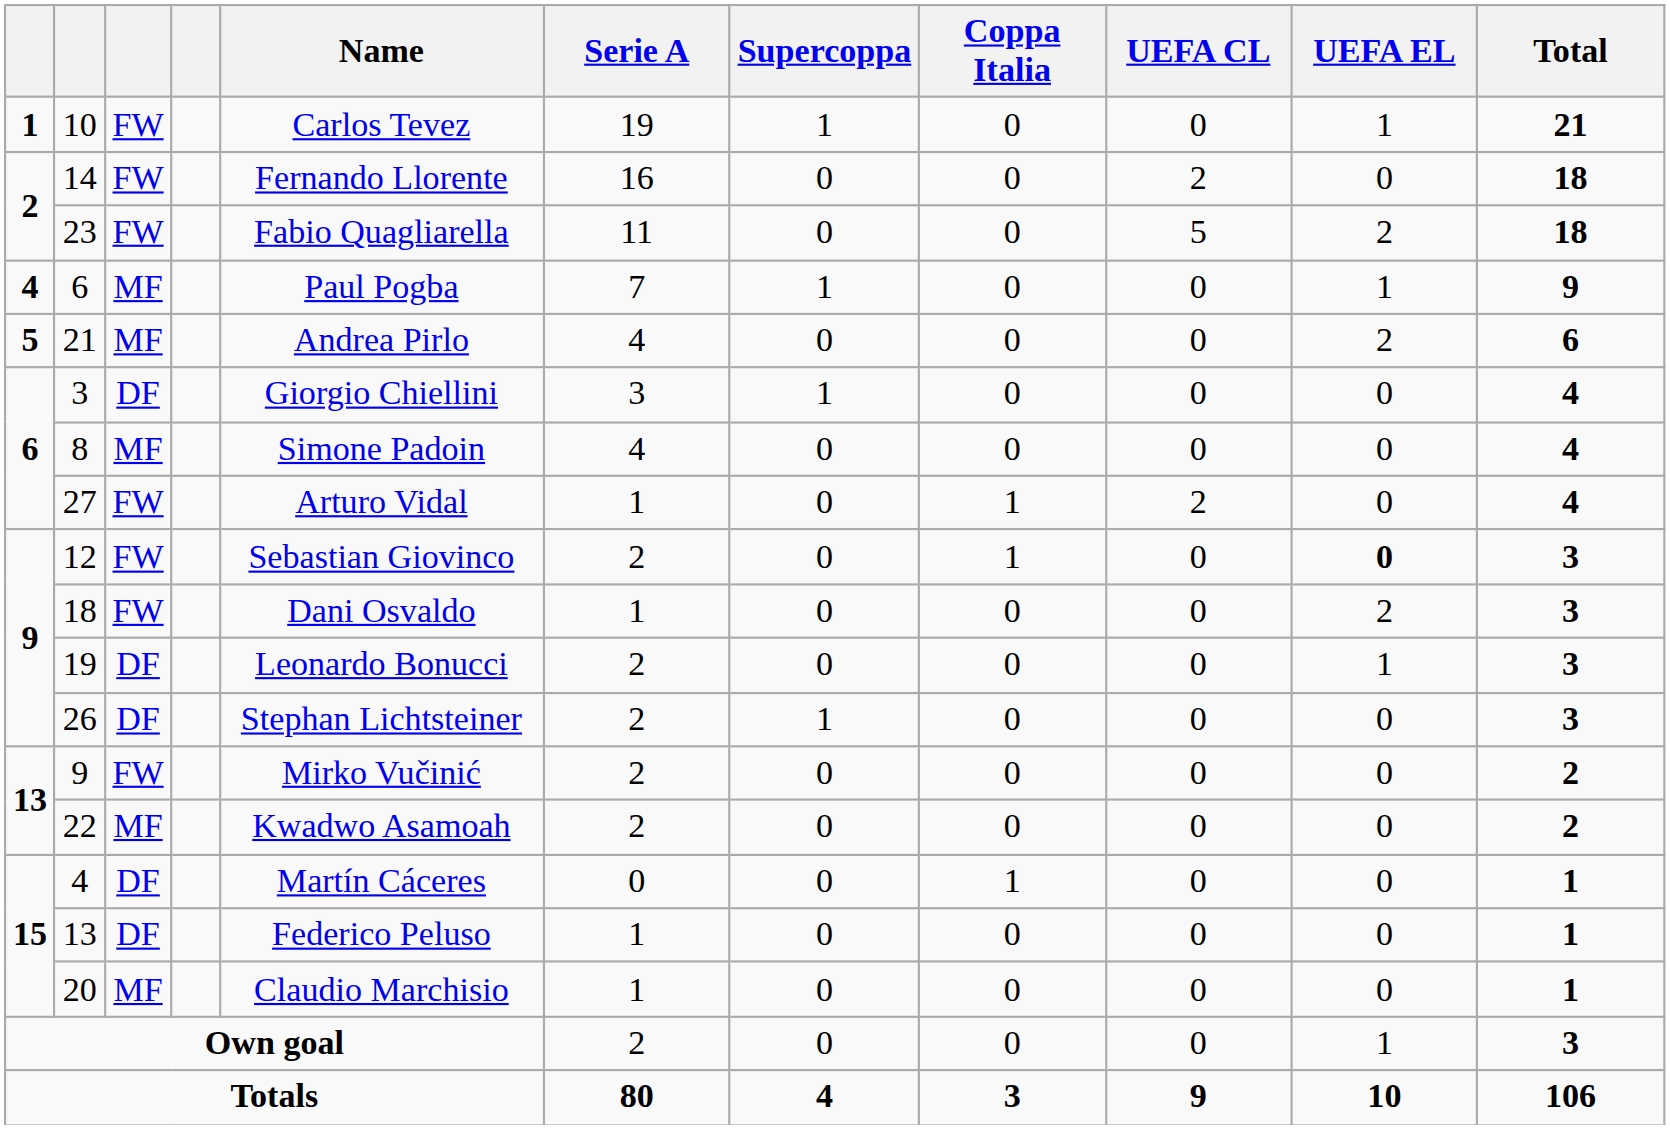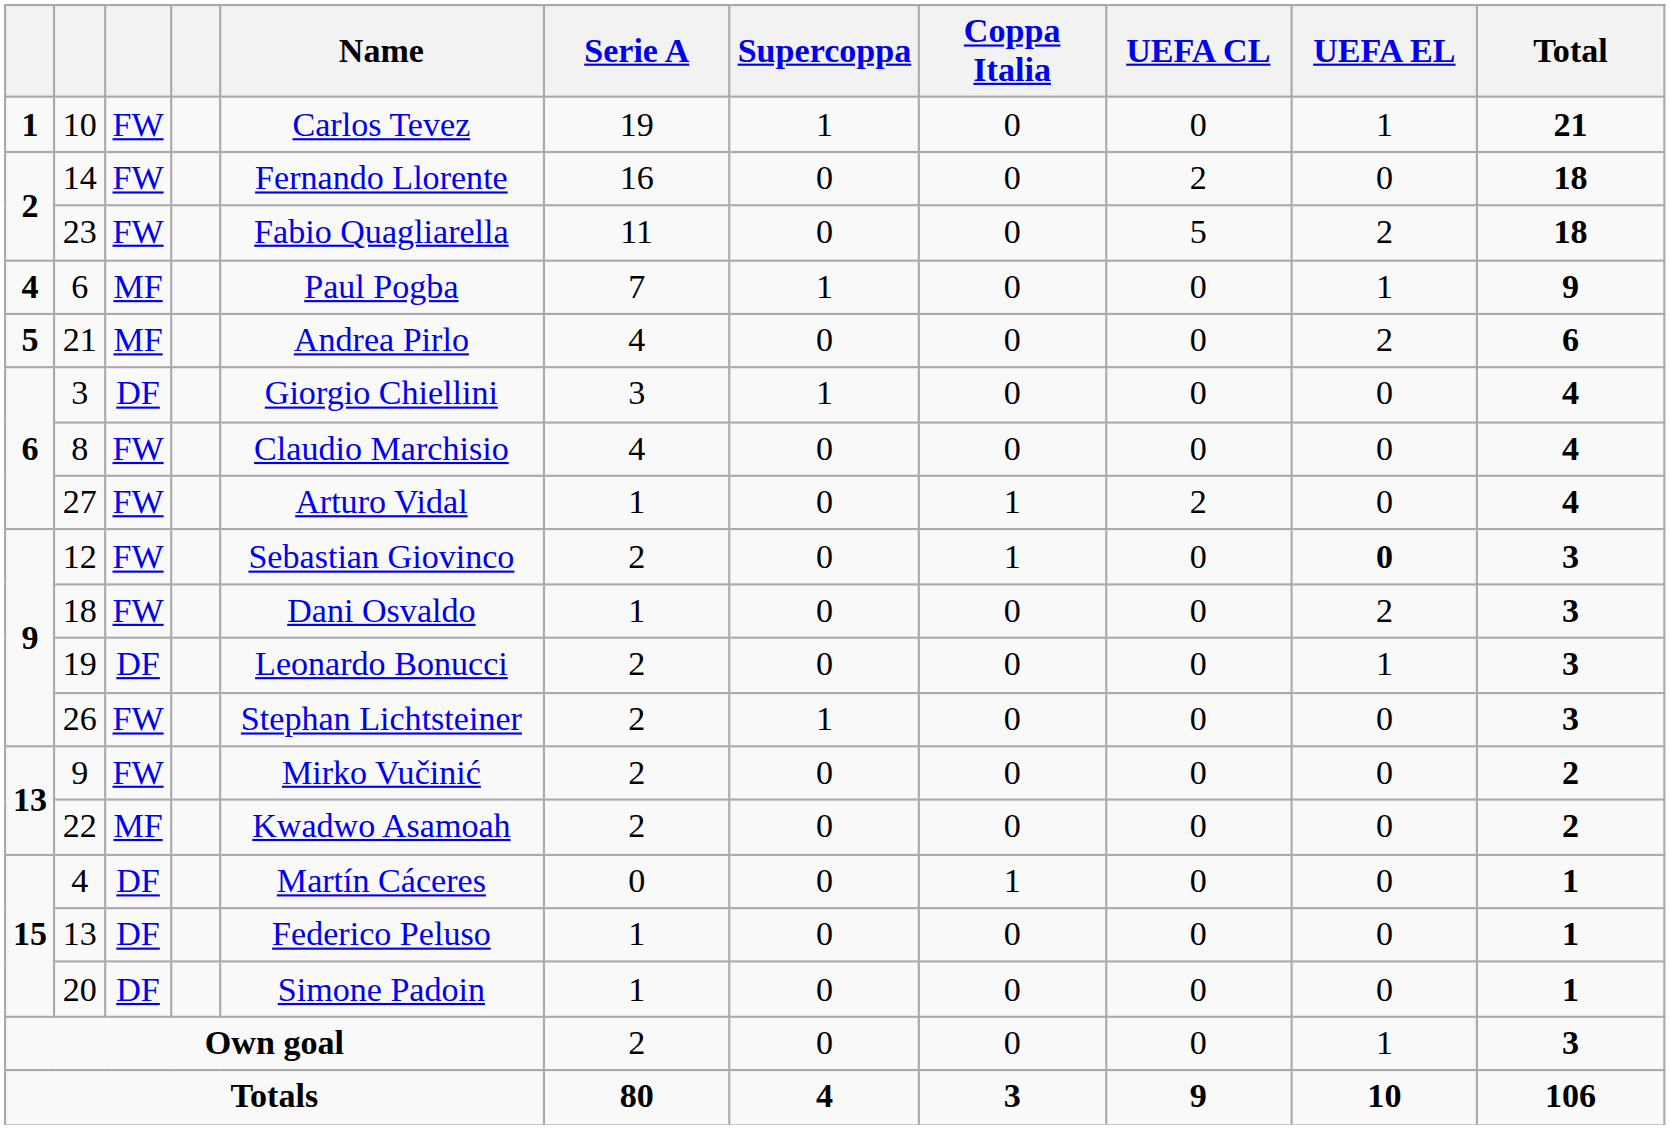(138, 448) MF -> (138, 448) FW
(381, 448) Simone Padoin -> (381, 448) Claudio Marchisio
(138, 718) DF -> (138, 718) FW
(138, 988) MF -> (138, 988) DF
(381, 988) Claudio Marchisio -> (381, 988) Simone Padoin
